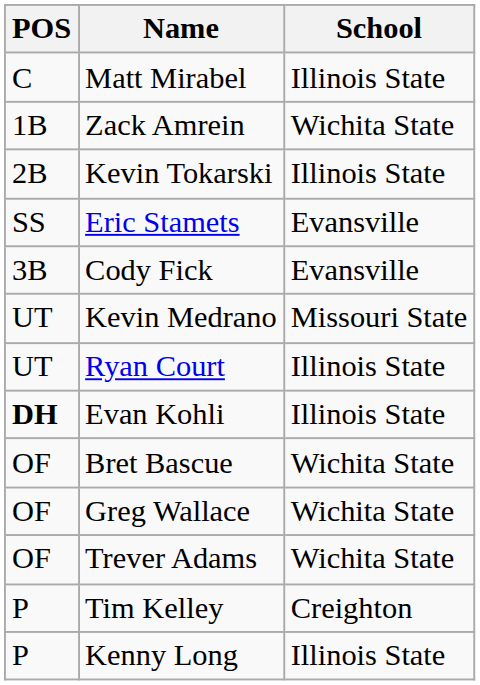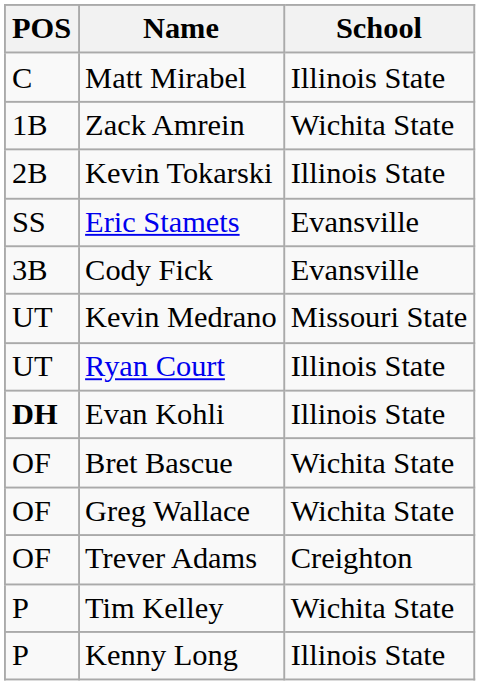(372, 558) Wichita State -> (352, 558) Creighton
(352, 607) Creighton -> (372, 607) Wichita State
